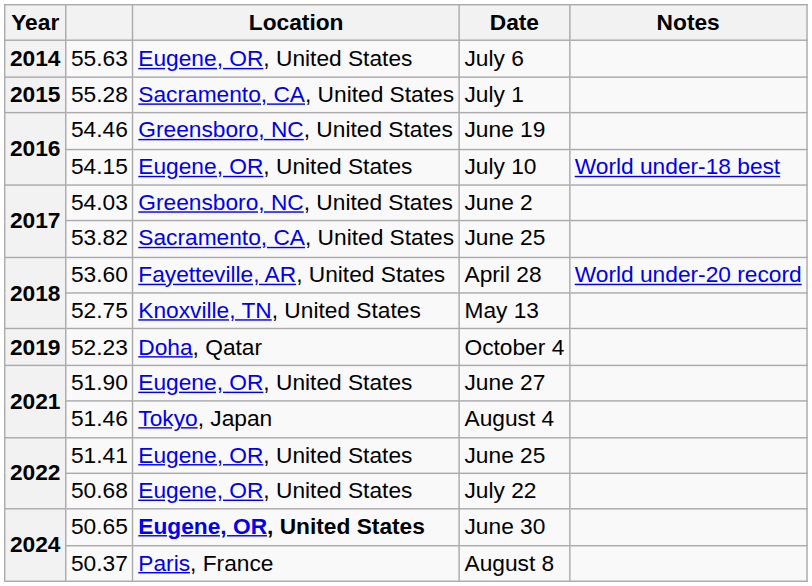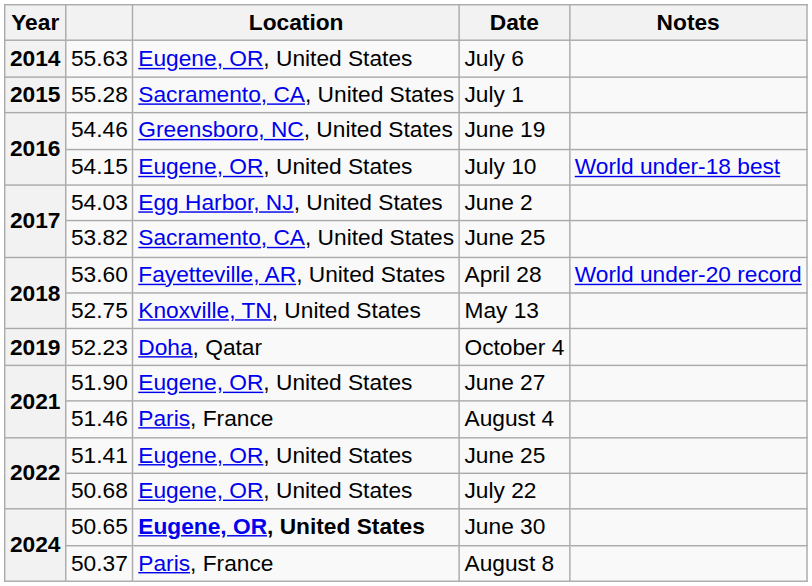(296, 202) Greensboro, NC, United States -> (290, 202) Egg Harbor, NJ, United States
(205, 418) Tokyo, Japan -> (206, 418) Paris, France
